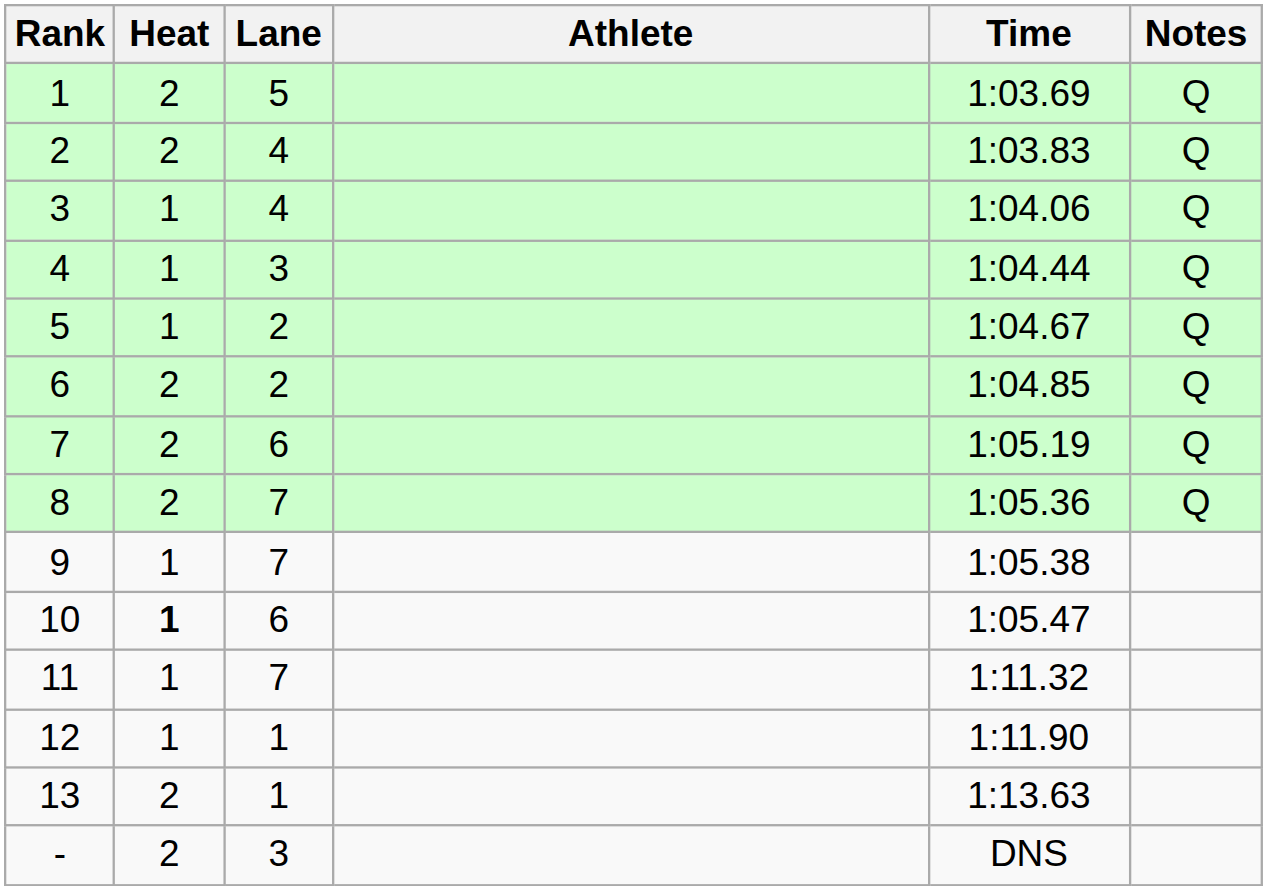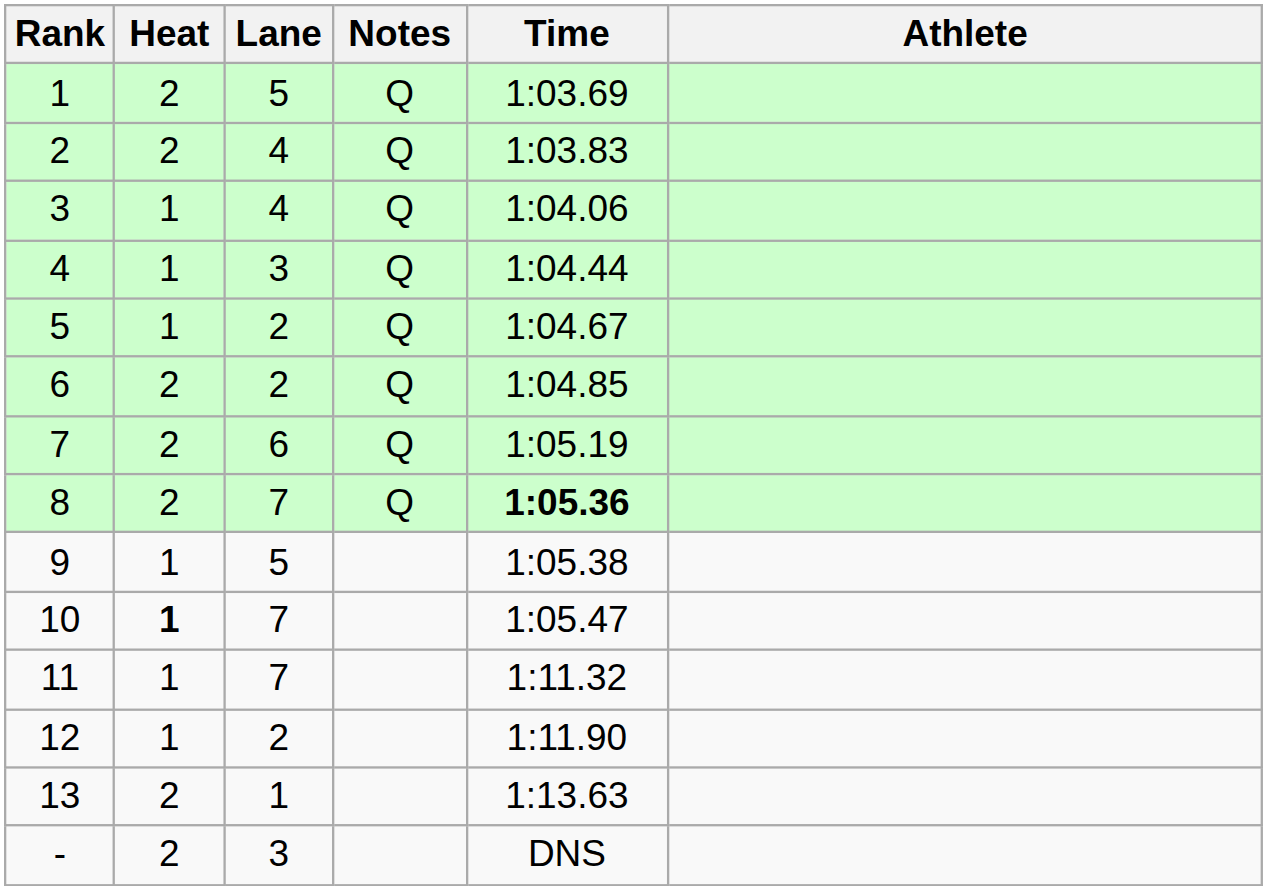columns swapped: (631, 33) <-> (1196, 33)
(1029, 502) normal -> (567, 502) bold
(279, 561) 7 -> (279, 561) 5
(279, 619) 6 -> (279, 619) 7
(279, 737) 1 -> (279, 737) 2
